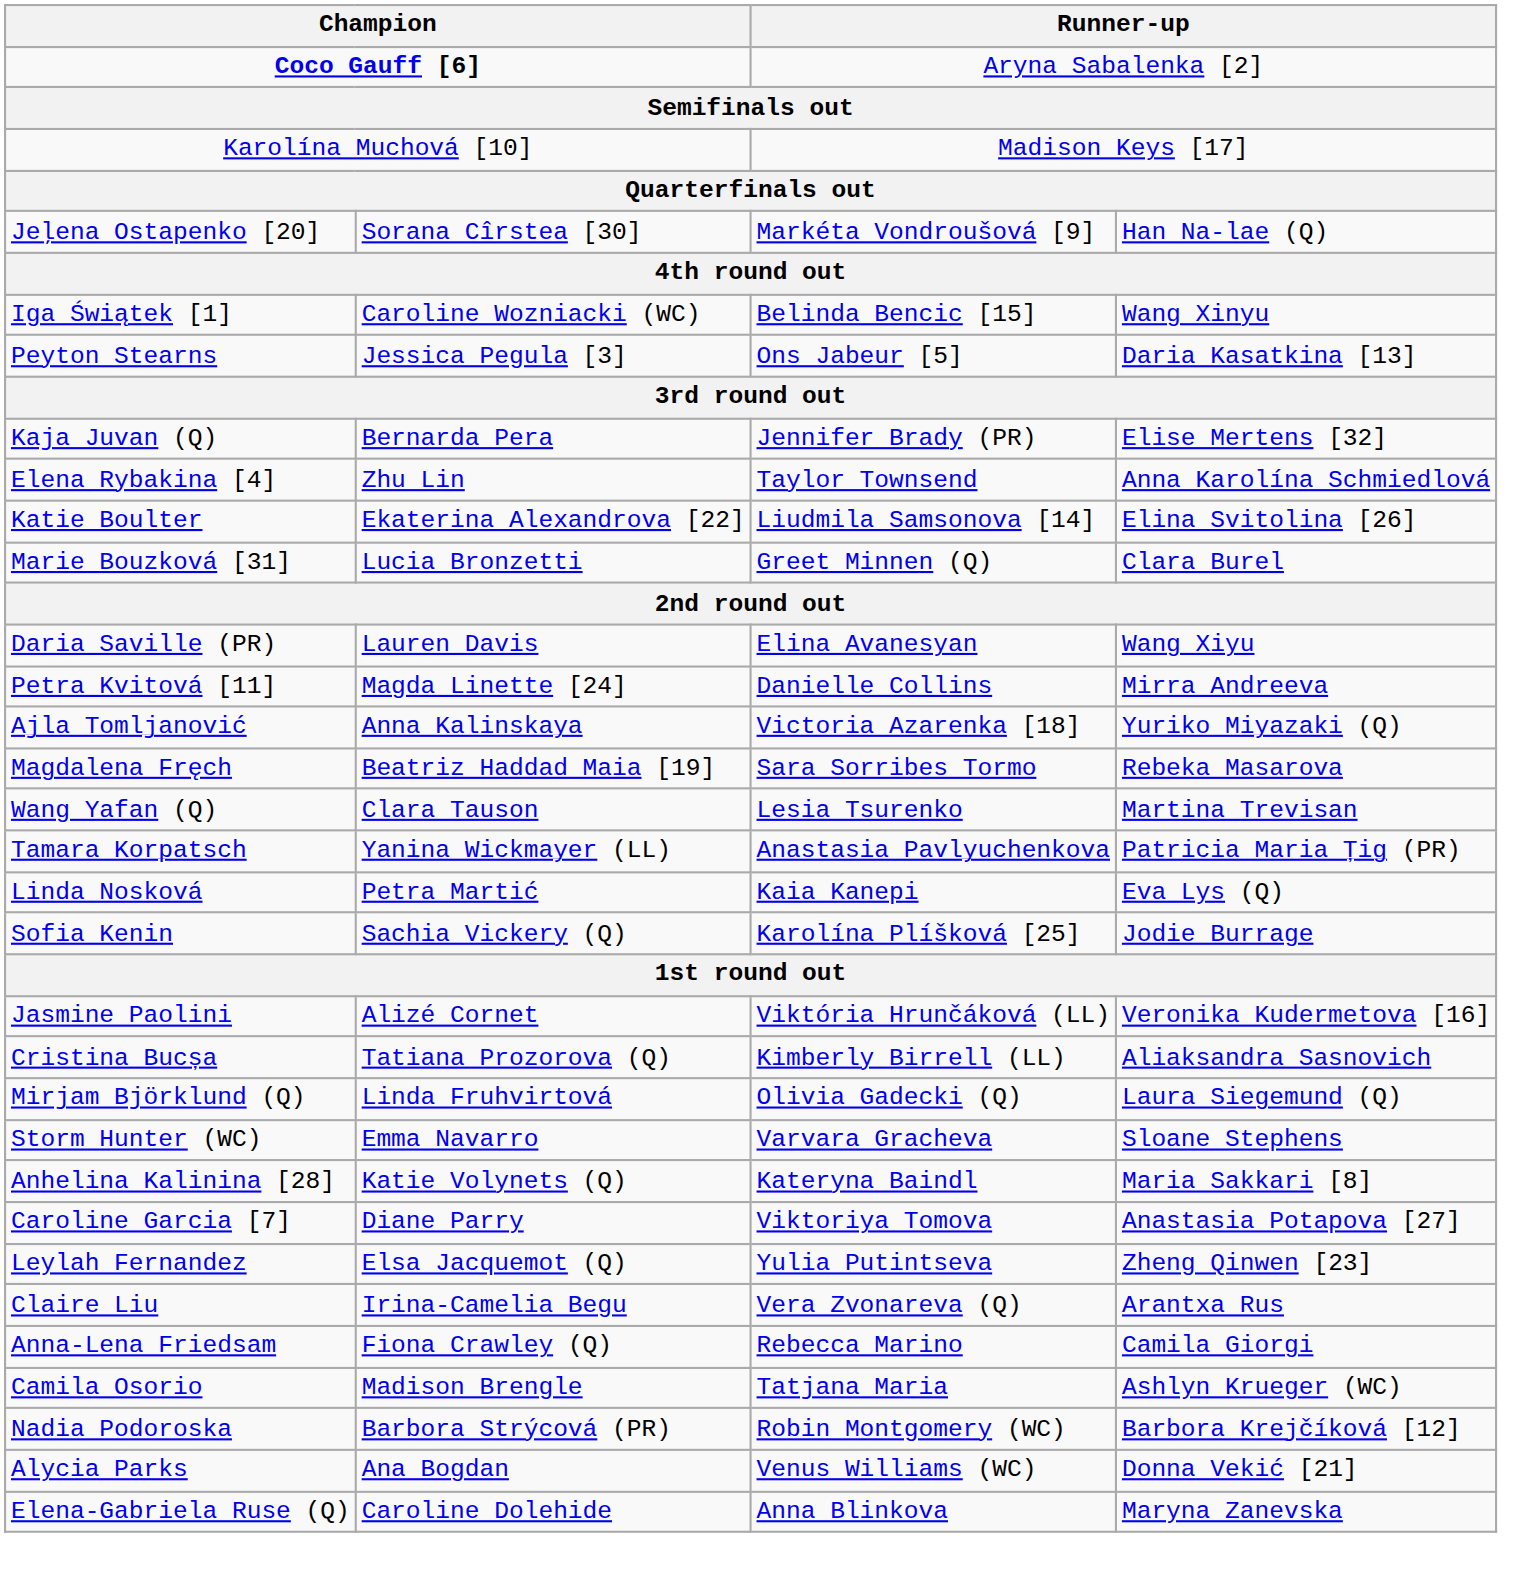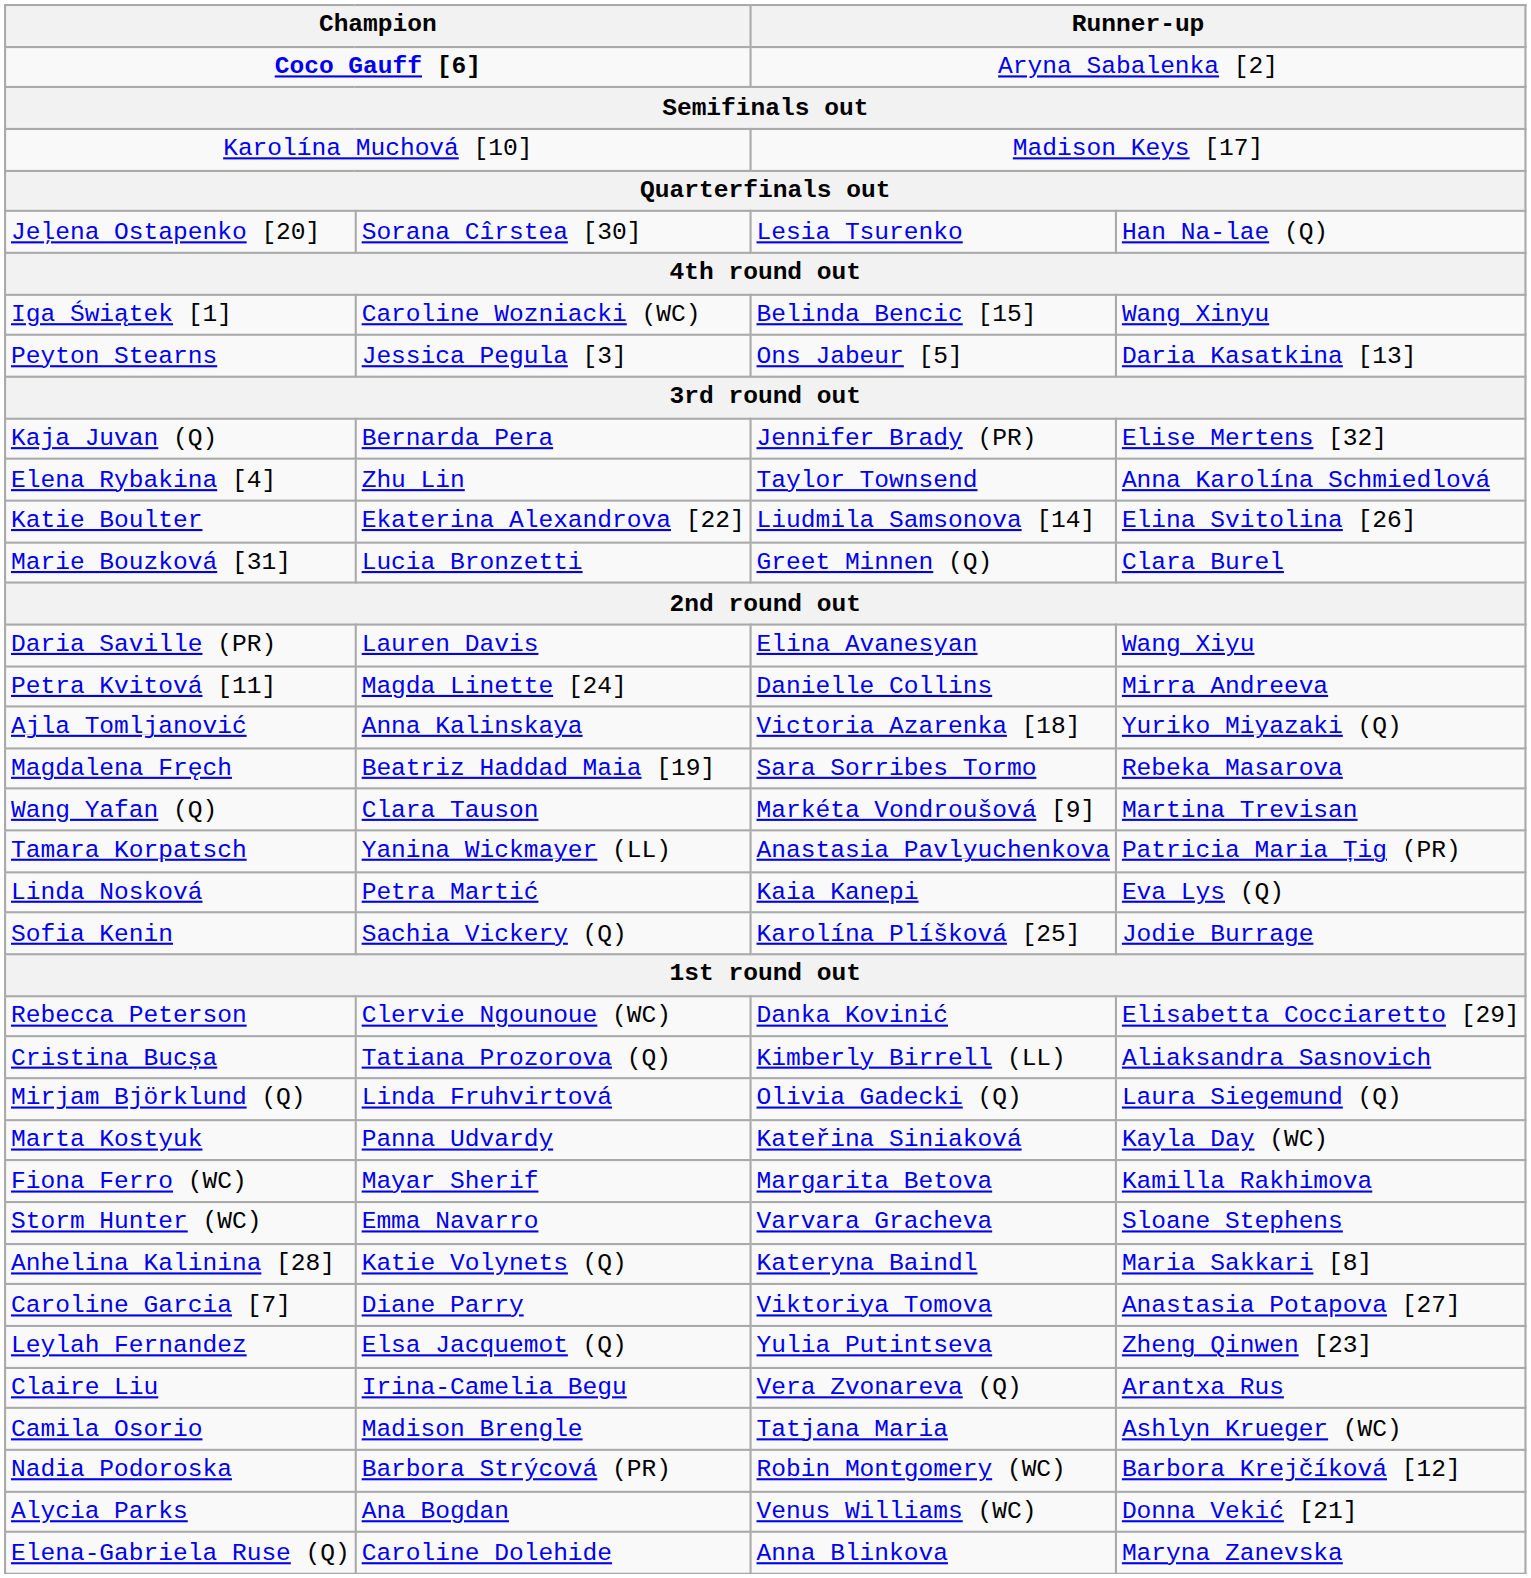(926, 232) Markéta Vondroušová [9] -> (860, 232) Lesia Tsurenko
(860, 810) Lesia Tsurenko -> (926, 810) Markéta Vondroušová [9]
+ row: (129, 1016)
- row: (121, 1016)
+ row: (107, 1140)
+ row: (129, 1181)
- row: (144, 1346)
